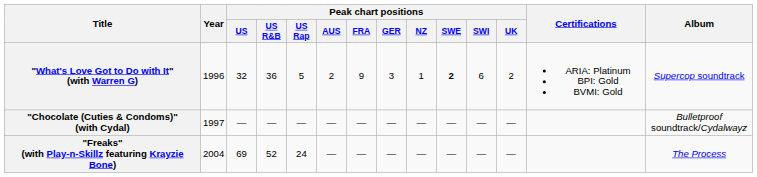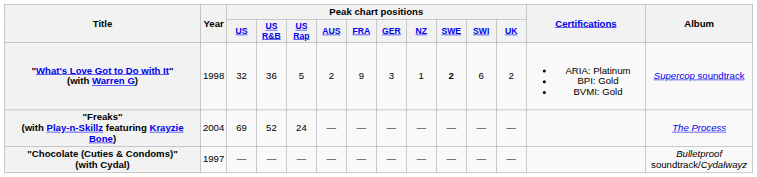(214, 76) 1996 -> (214, 76) 1998
rows swapped: (103, 122) <-> (103, 154)
